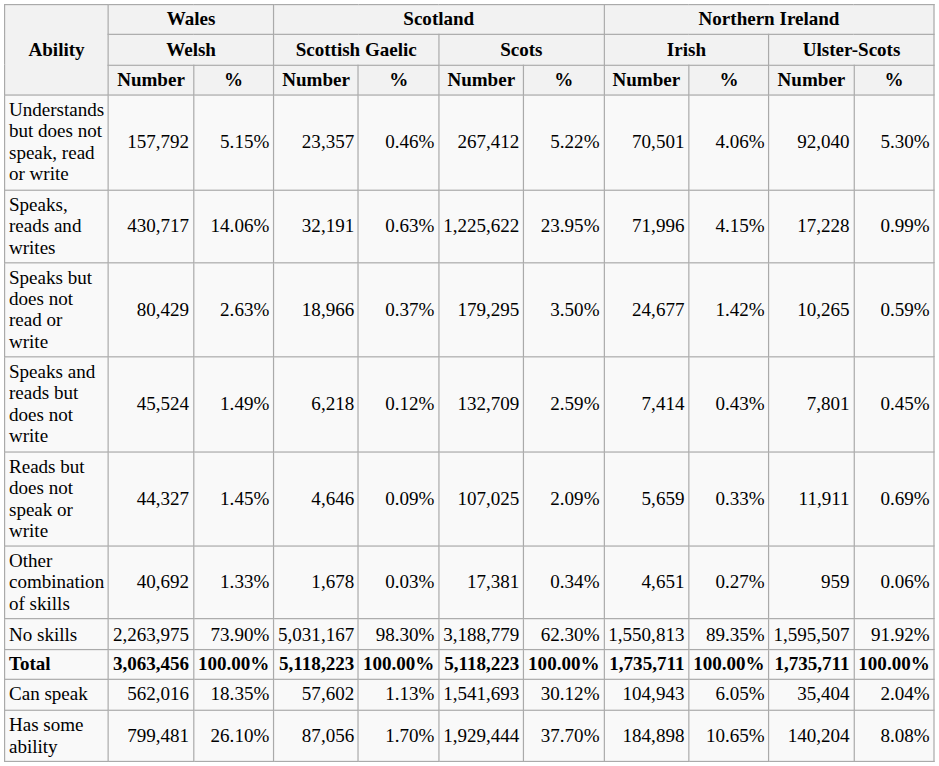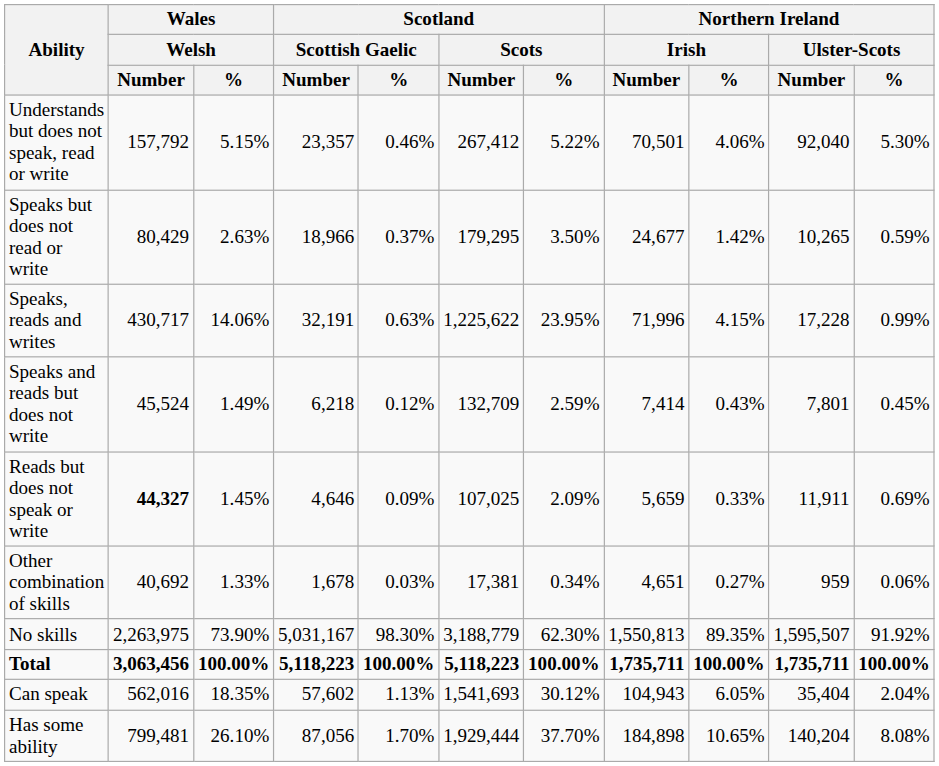rows swapped: (45, 226) <-> (51, 309)
(163, 498) normal -> (163, 498) bold
